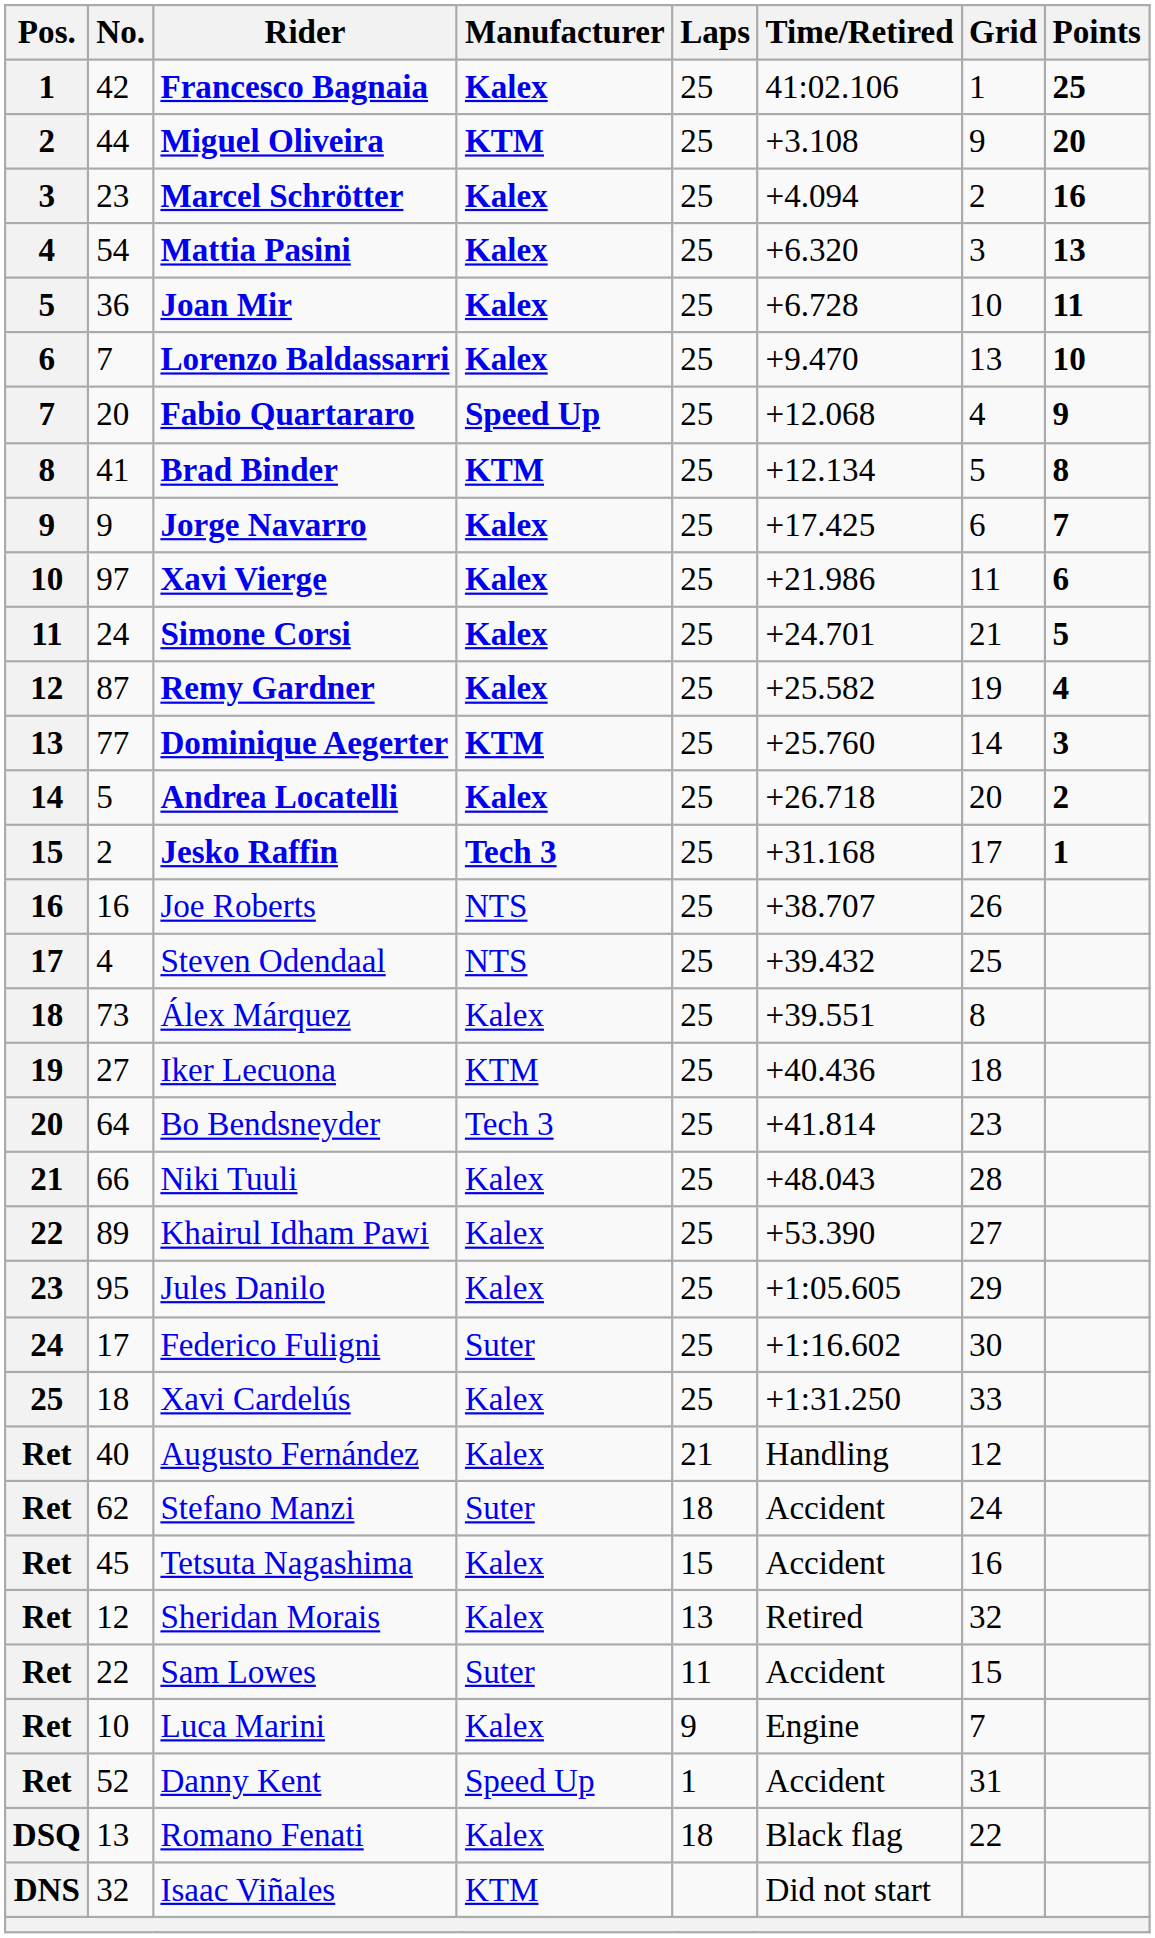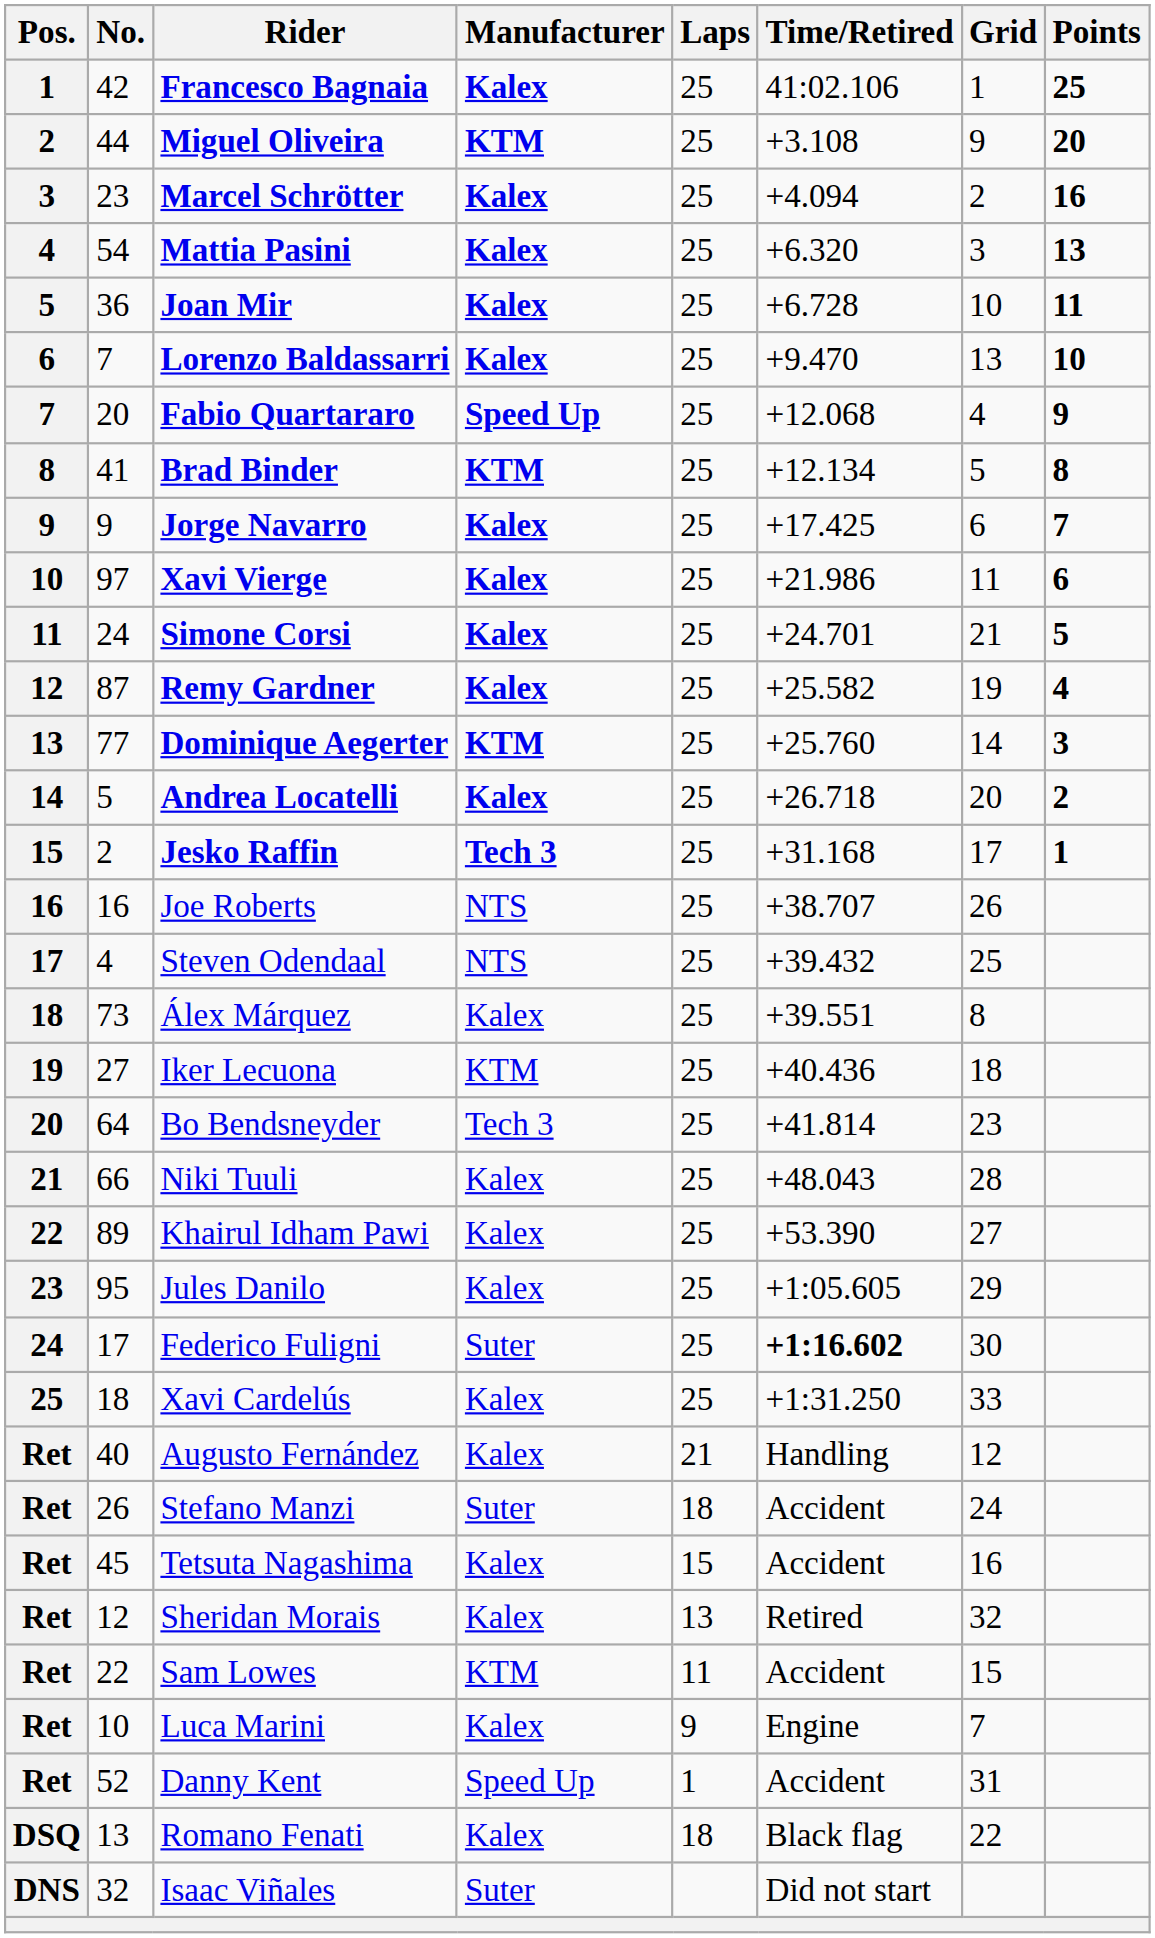(833, 1343) normal -> (834, 1343) bold
(113, 1507) 62 -> (113, 1507) 26
(500, 1671) Suter -> (502, 1671) KTM
(502, 1889) KTM -> (500, 1889) Suter
